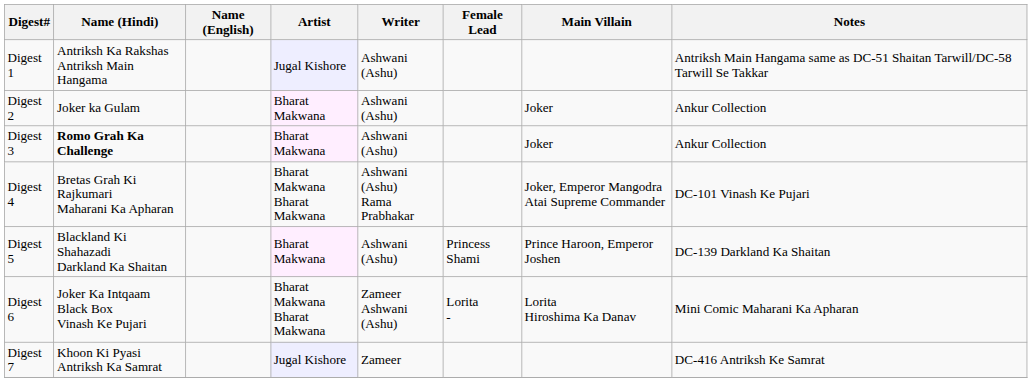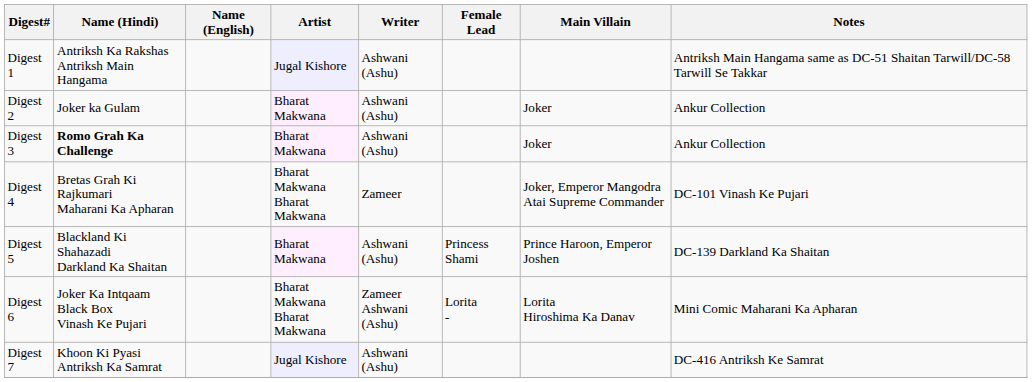(388, 194) Ashwani (Ashu) Rama Prabhakar -> (381, 194) Zameer
(381, 359) Zameer -> (385, 359) Ashwani (Ashu)
